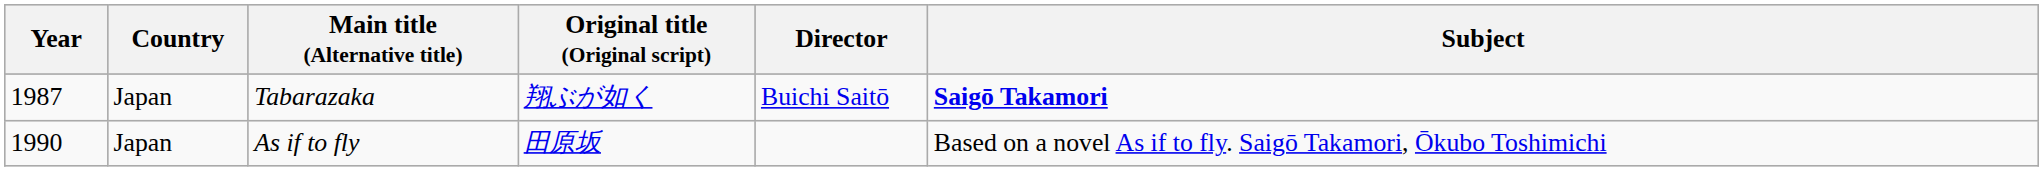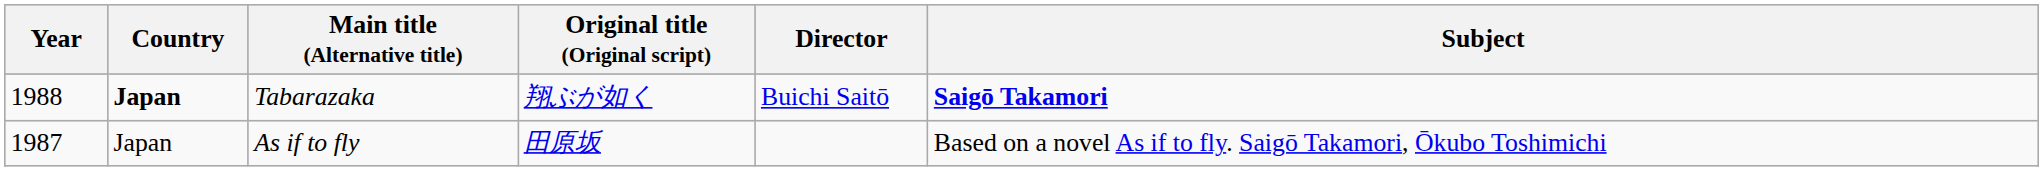(37, 97) 1987 -> (37, 97) 1988
(143, 97) normal -> (147, 97) bold
(37, 142) 1990 -> (37, 142) 1987
